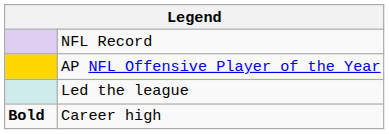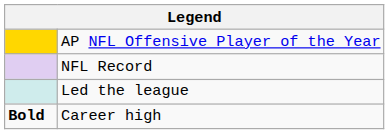rows swapped: (221, 67) <-> (107, 42)
